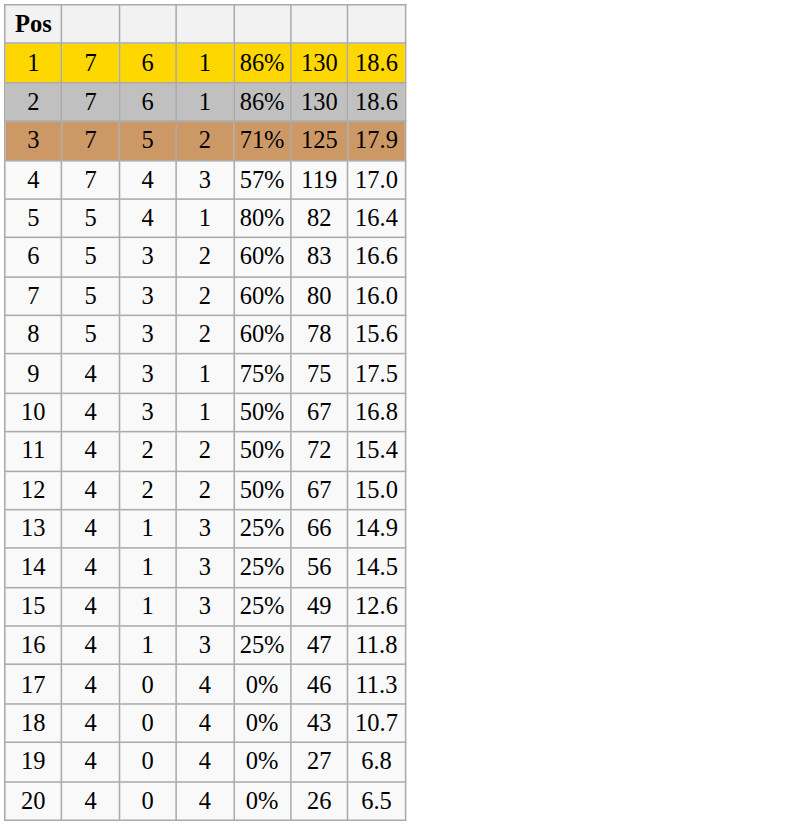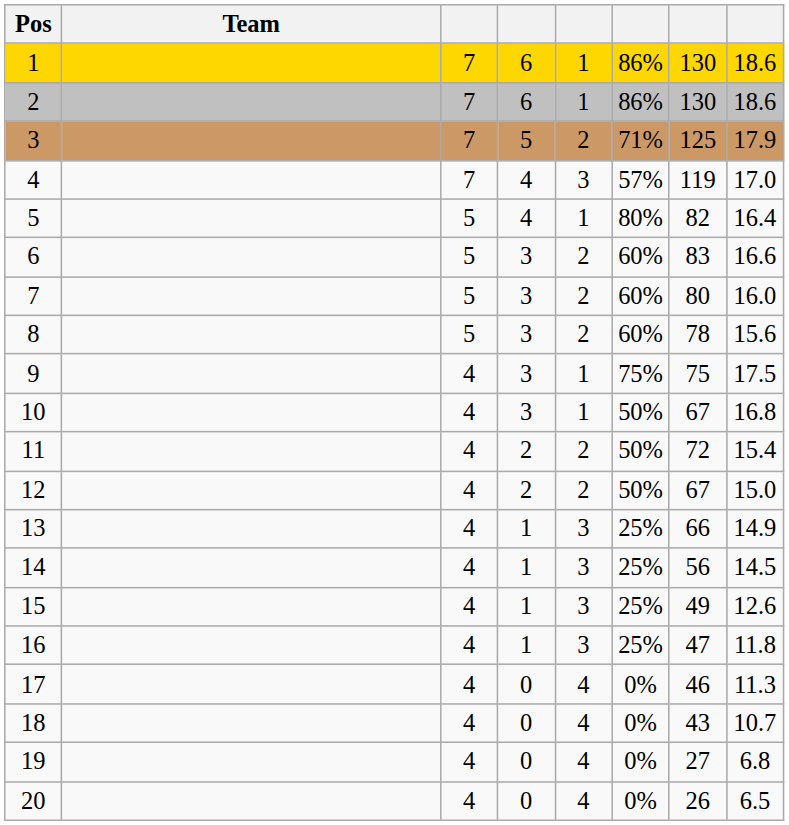+ column: (251, 23)
